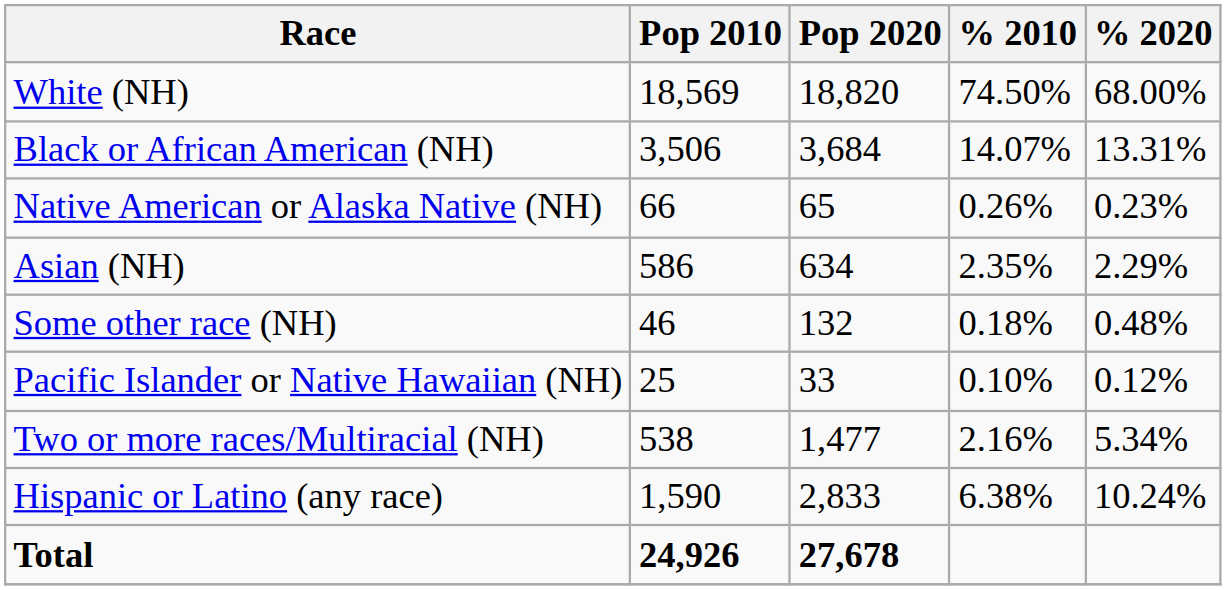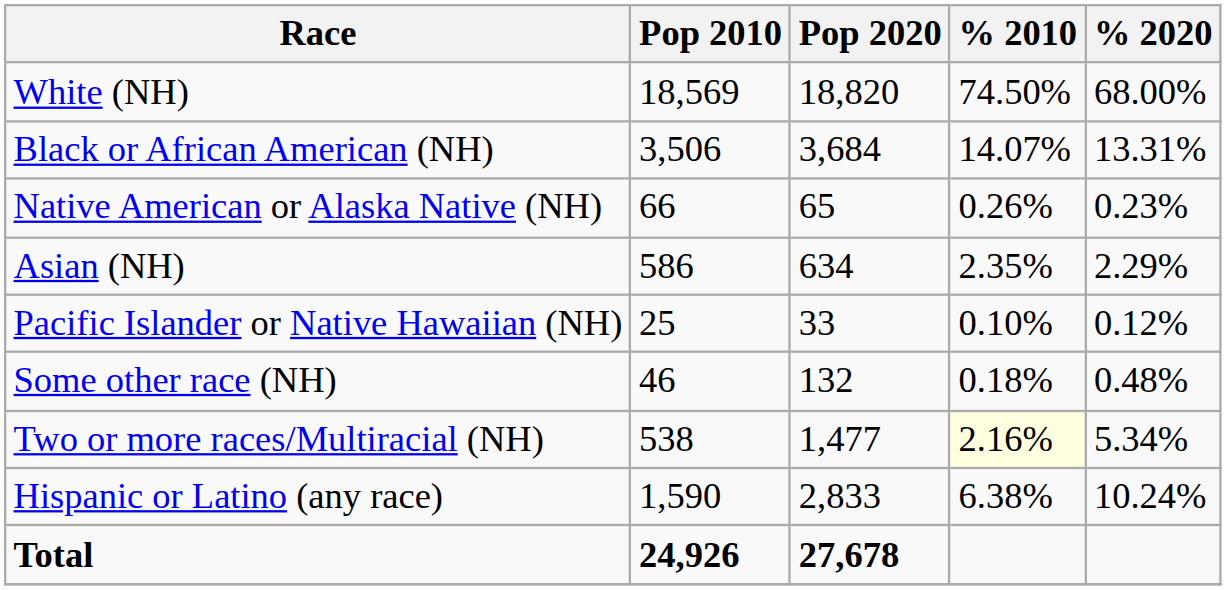rows swapped: (318, 380) <-> (175, 322)
(1006, 438) no background -> (1006, 438) lightyellow background
